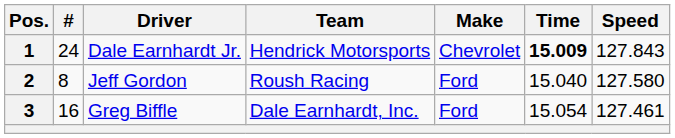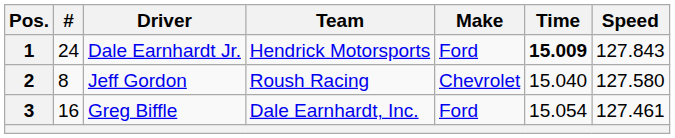(480, 50) Chevrolet -> (459, 50) Ford
(459, 80) Ford -> (480, 80) Chevrolet
